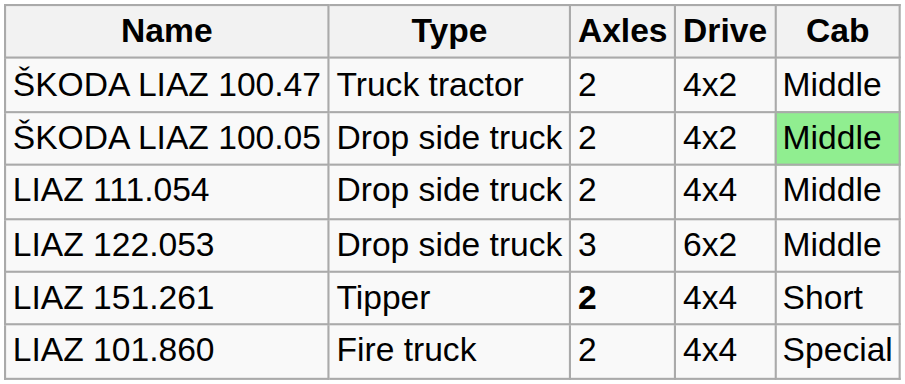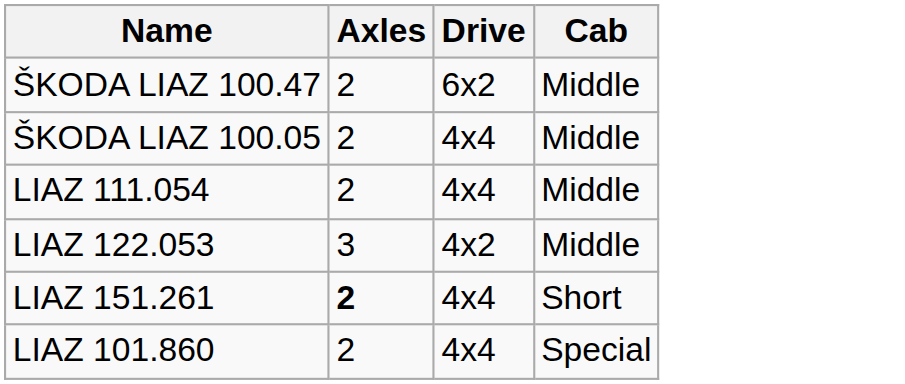- column: (449, 31)
(710, 84) 4x2 -> (469, 84) 6x2
(710, 137) 4x2 -> (469, 137) 4x4
(832, 137) lightgreen background -> (591, 137) no background
(710, 244) 6x2 -> (469, 244) 4x2
